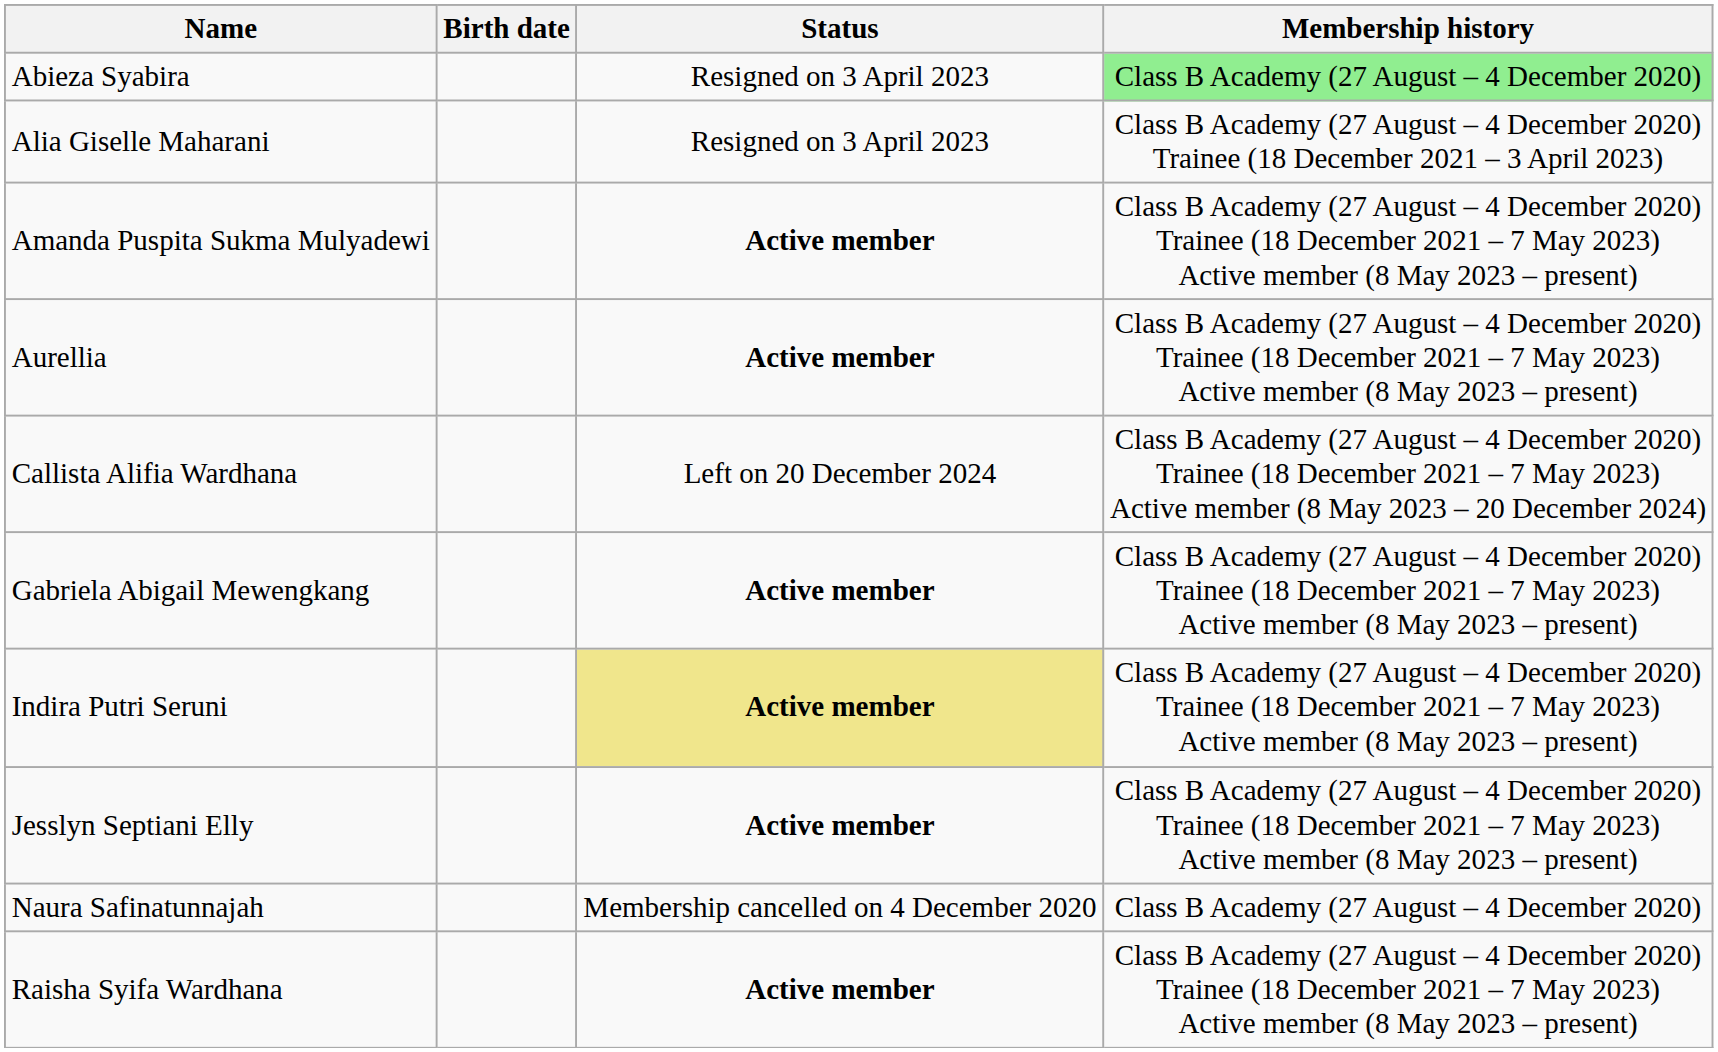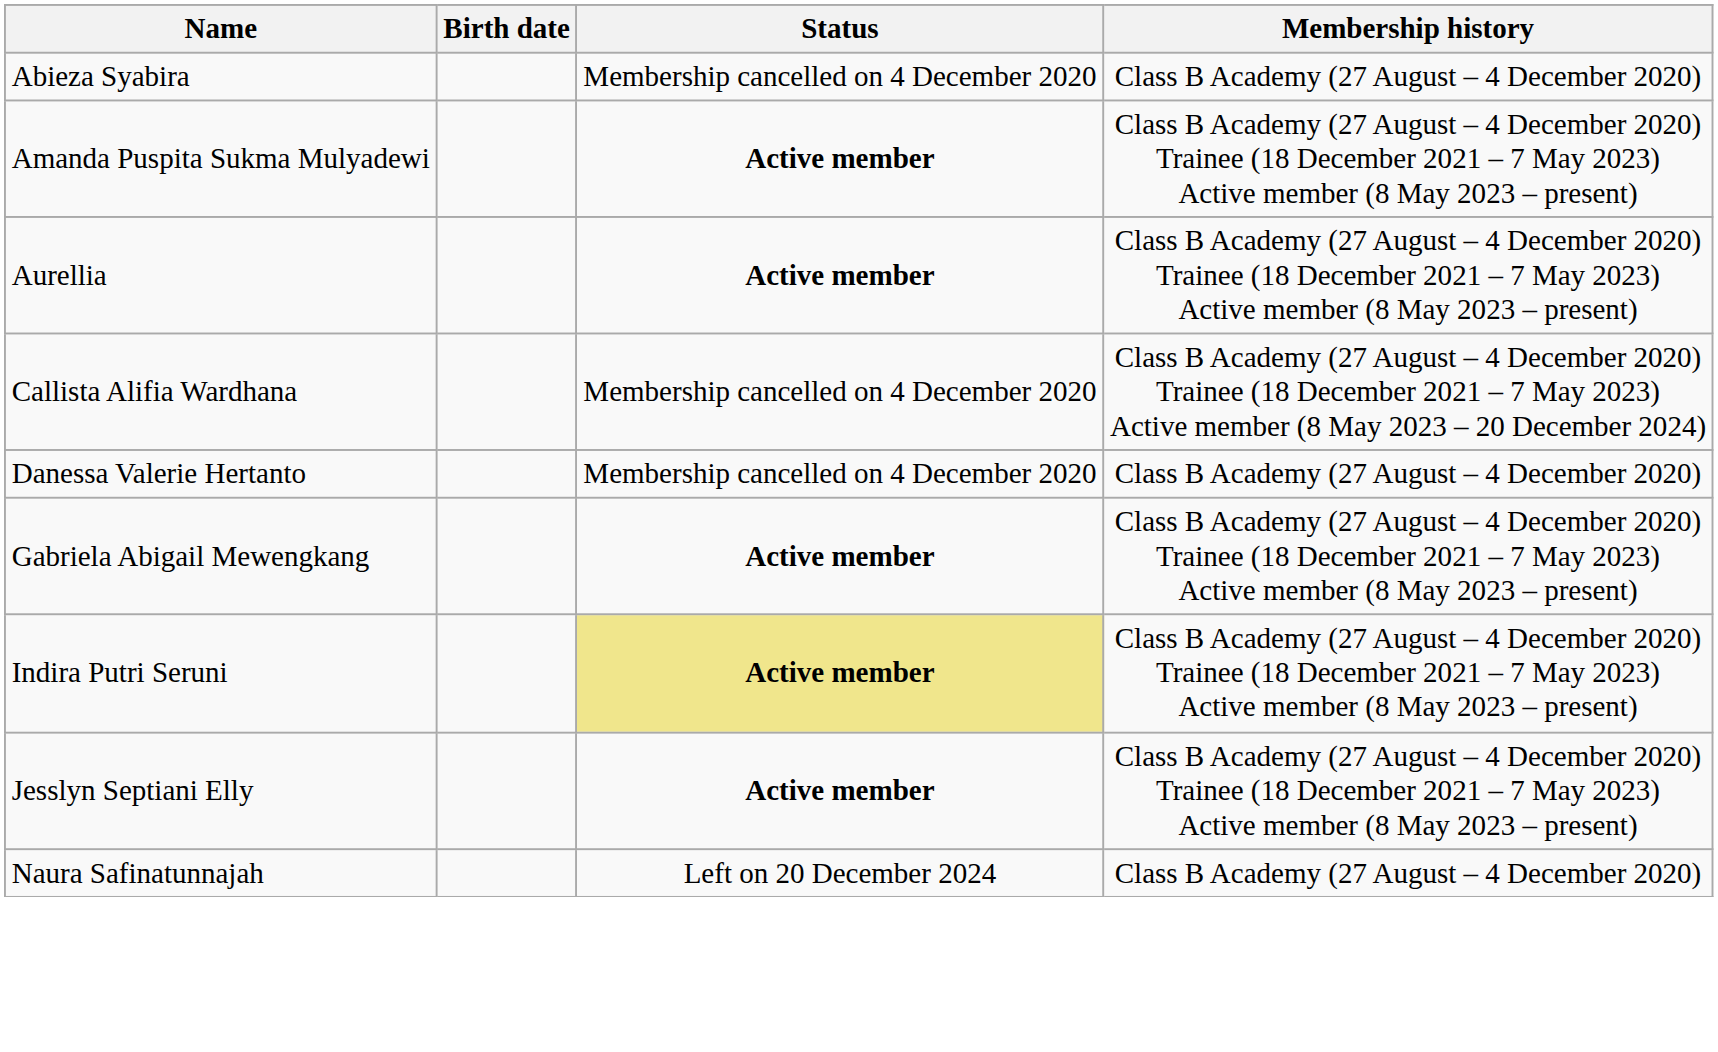(840, 76) Resigned on 3 April 2023 -> (840, 76) Membership cancelled on 4 December 2020
(1408, 76) lightgreen background -> (1408, 76) no background
- row: (141, 141)
(840, 474) Left on 20 December 2024 -> (840, 391) Membership cancelled on 4 December 2020
+ row: (159, 474)
(840, 906) Membership cancelled on 4 December 2020 -> (840, 872) Left on 20 December 2024
- row: (147, 988)
